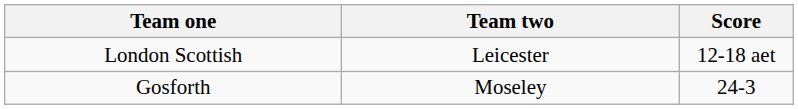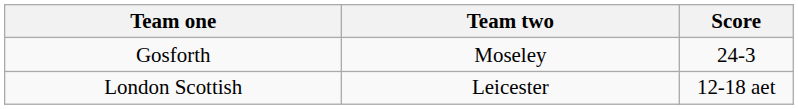rows swapped: (173, 54) <-> (173, 87)
